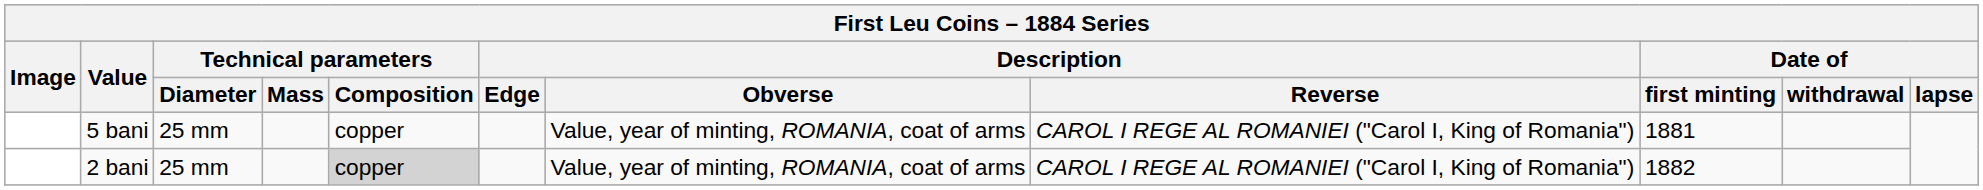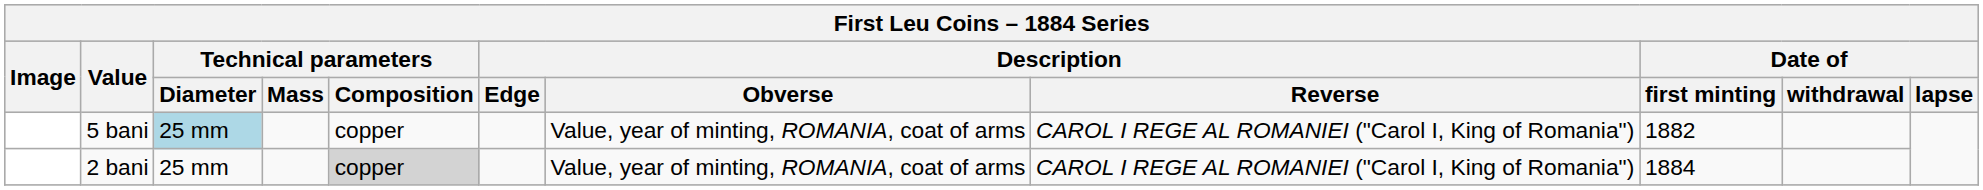(194, 131) no background -> (194, 131) lightblue background
(1670, 131) 1881 -> (1670, 131) 1882
(1670, 167) 1882 -> (1670, 167) 1884
